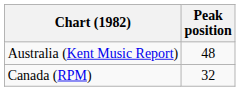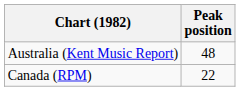(208, 75) 32 -> (208, 75) 22
